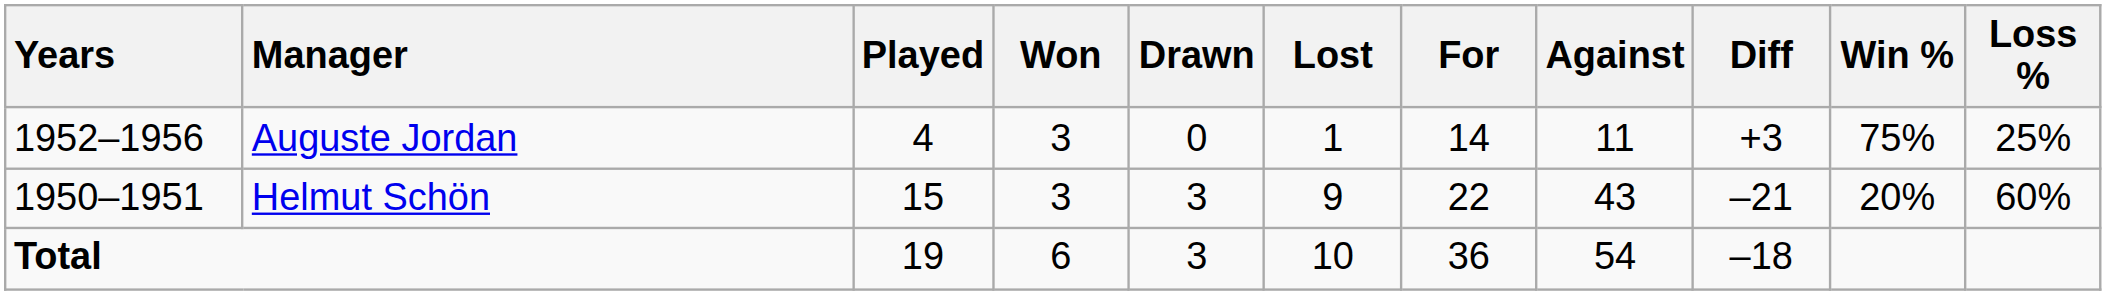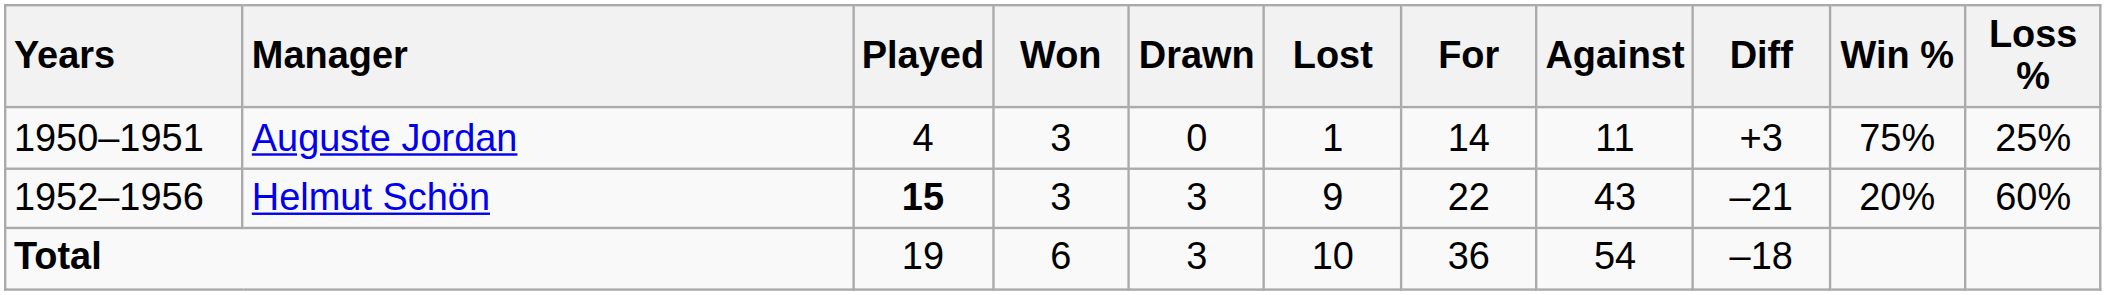(109, 137) 1952–1956 -> (109, 137) 1950–1951
(109, 197) 1950–1951 -> (109, 197) 1952–1956
(923, 197) normal -> (923, 197) bold
